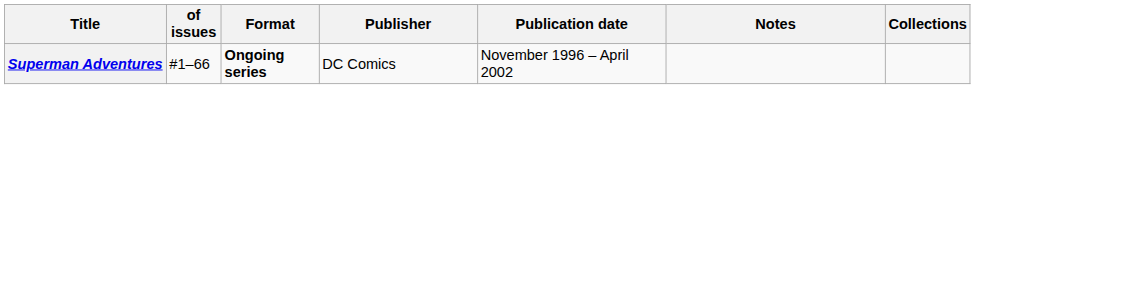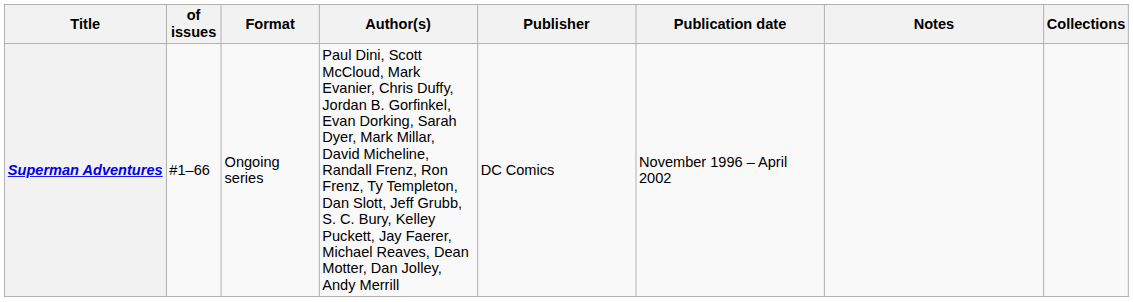+ column: (398, 24)
(254, 63) bold -> (252, 170) normal
